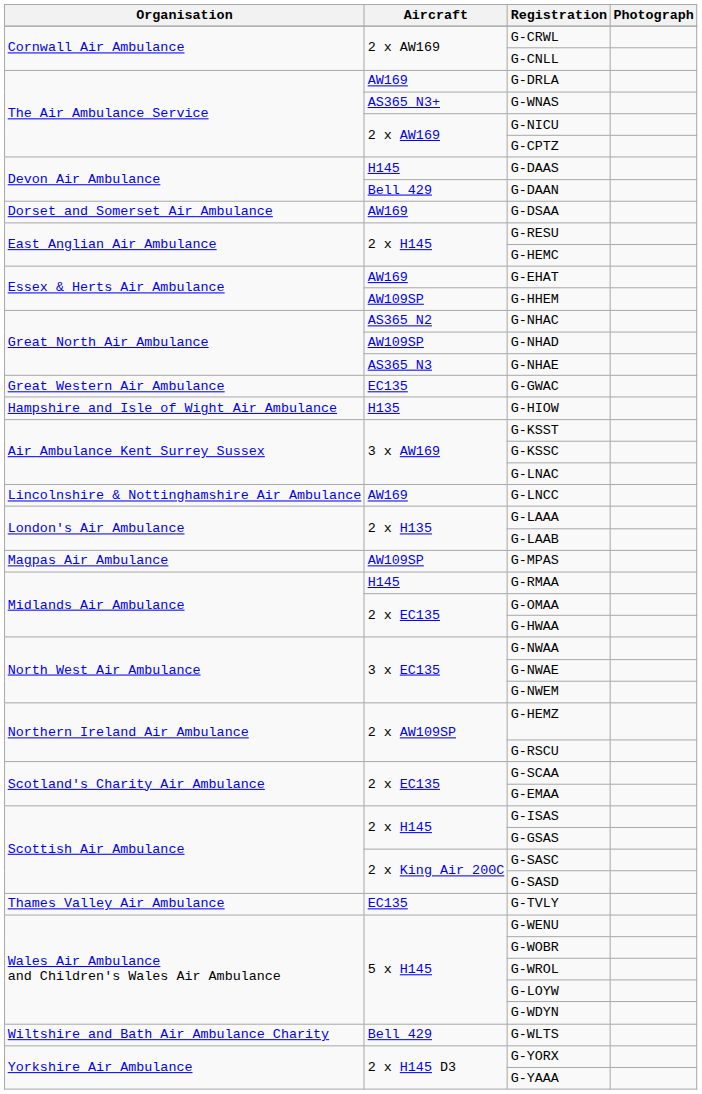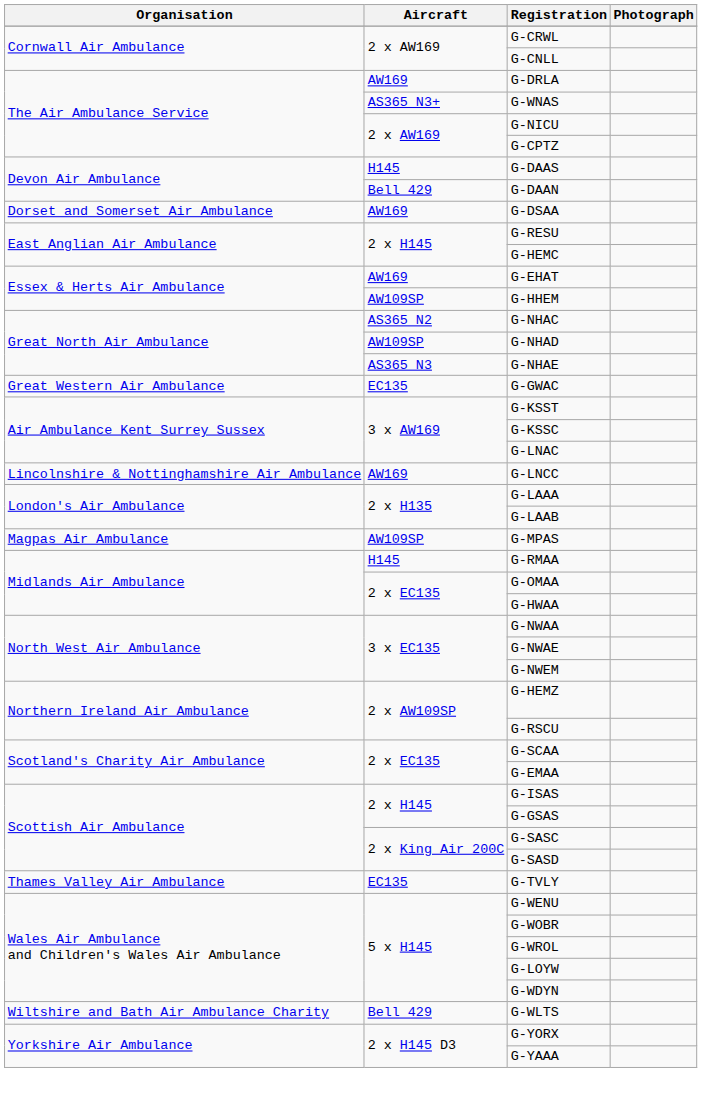- row: (535, 408)
